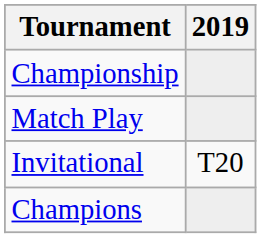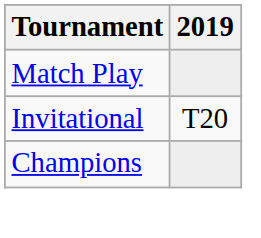- row: (95, 72)
